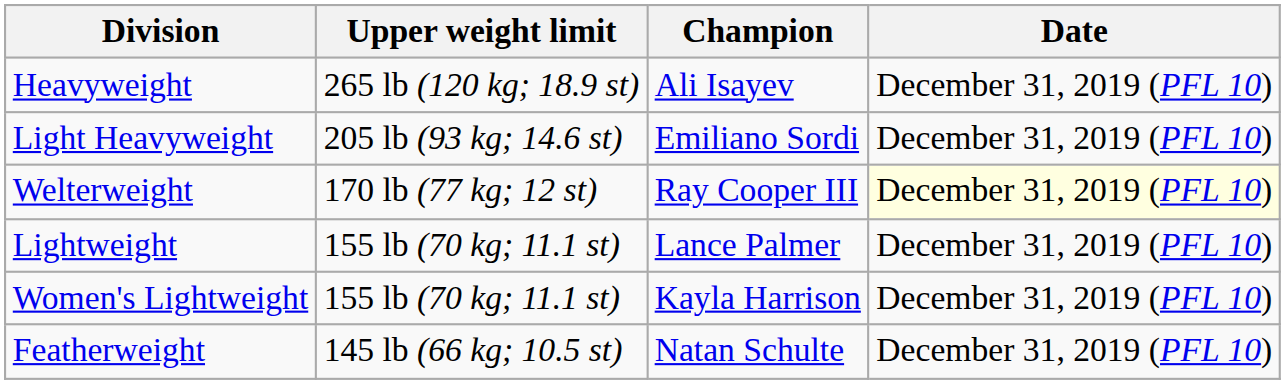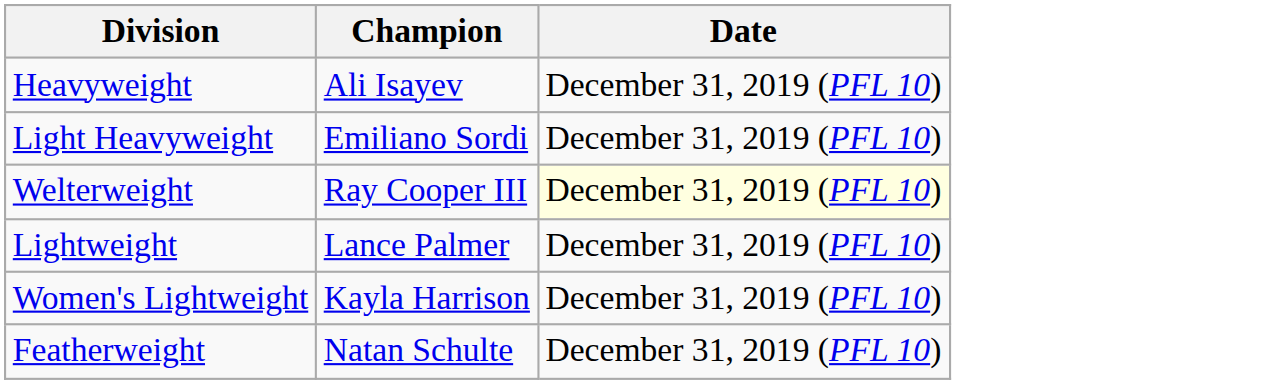- column: (481, 31)
